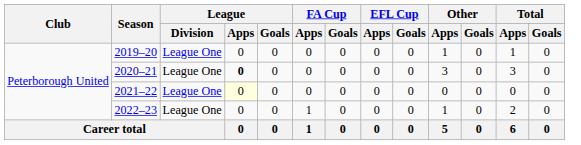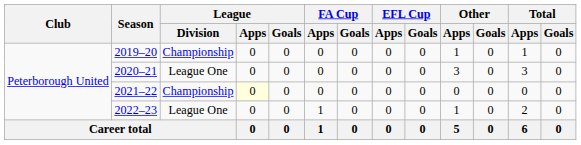(192, 52) League One -> (198, 52) Championship
(241, 71) bold -> (253, 71) normal
(192, 91) League One -> (198, 91) Championship
